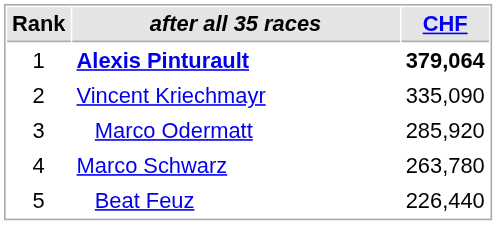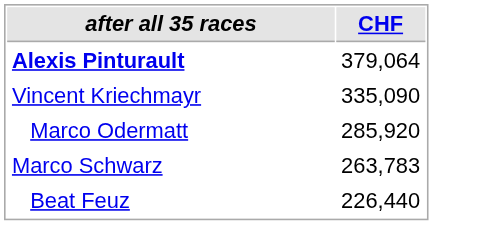- column: (39, 24)
(445, 60) bold -> (381, 60) normal
(445, 165) 263,780 -> (381, 165) 263,783
